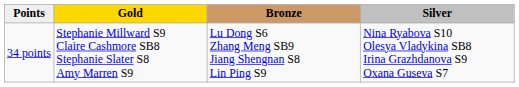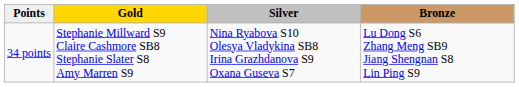columns swapped: (437, 13) <-> (284, 13)
